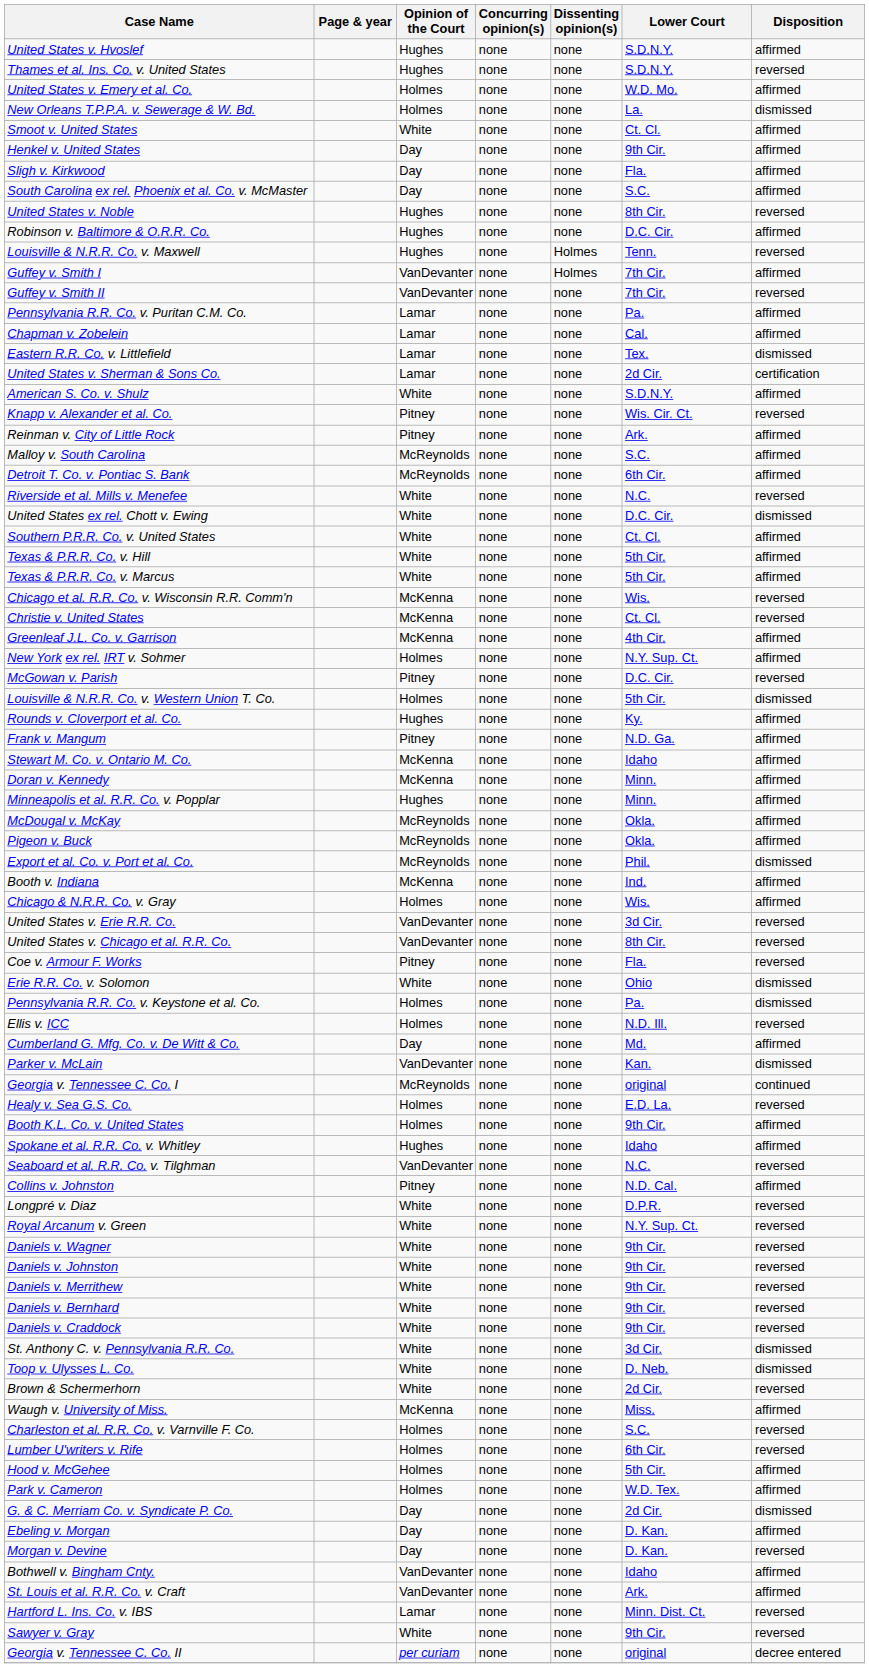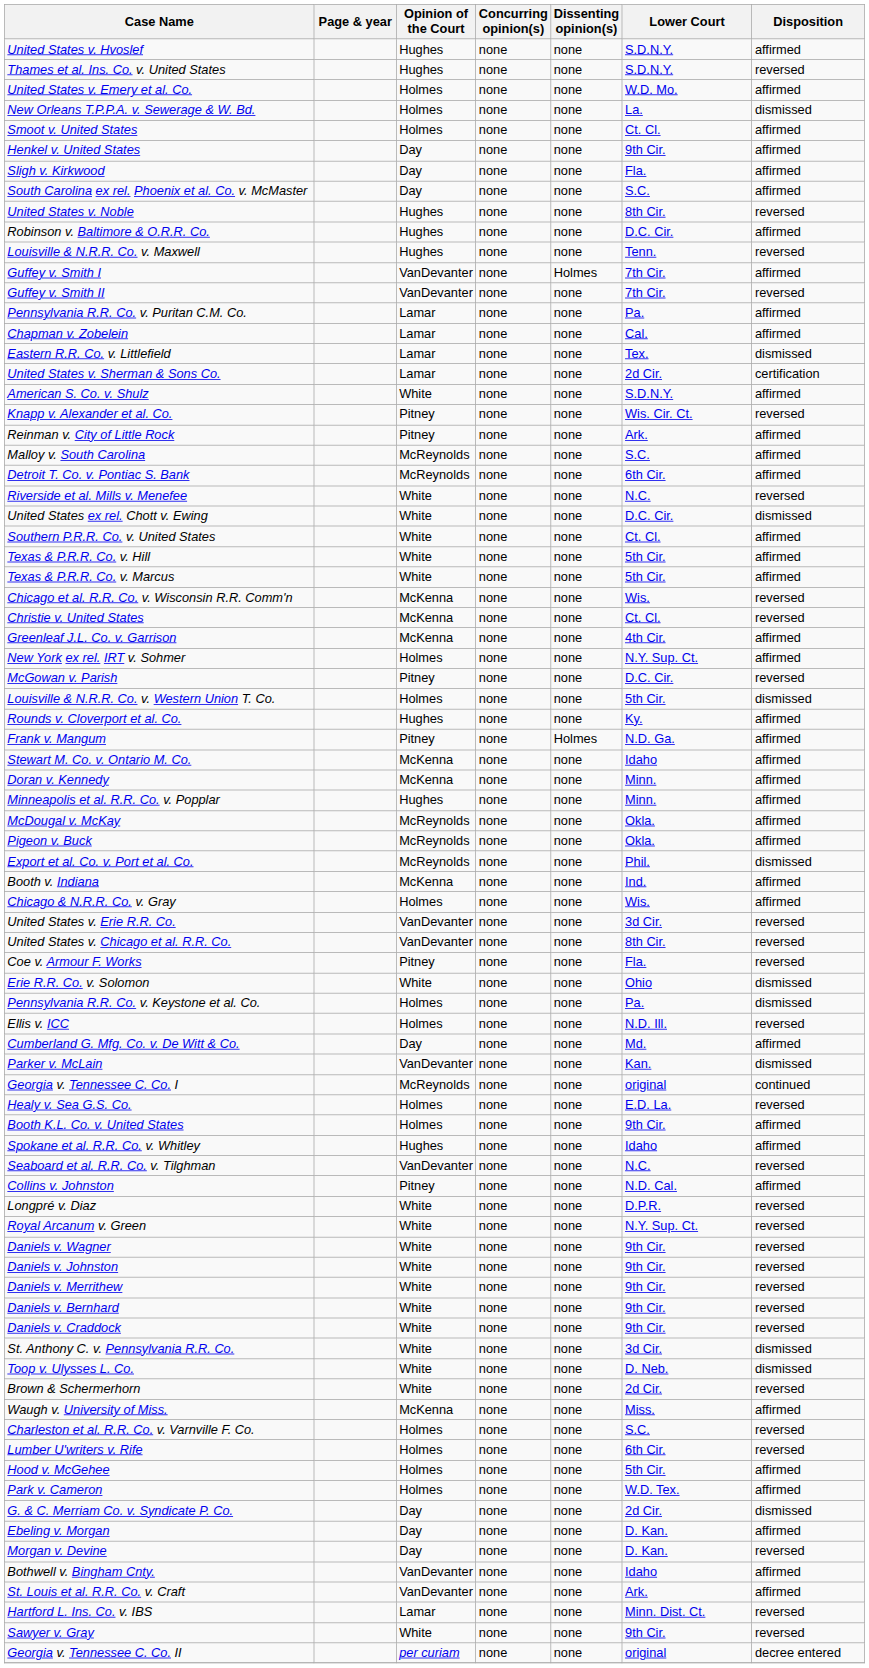(416, 130) White -> (421, 130) Holmes
(575, 252) Holmes -> (568, 252) none
(568, 739) none -> (575, 739) Holmes
